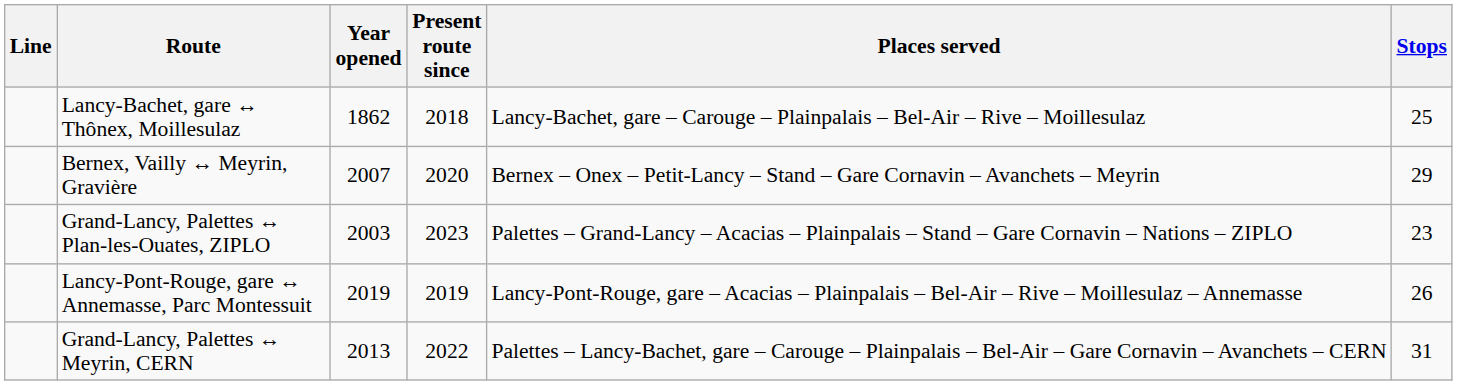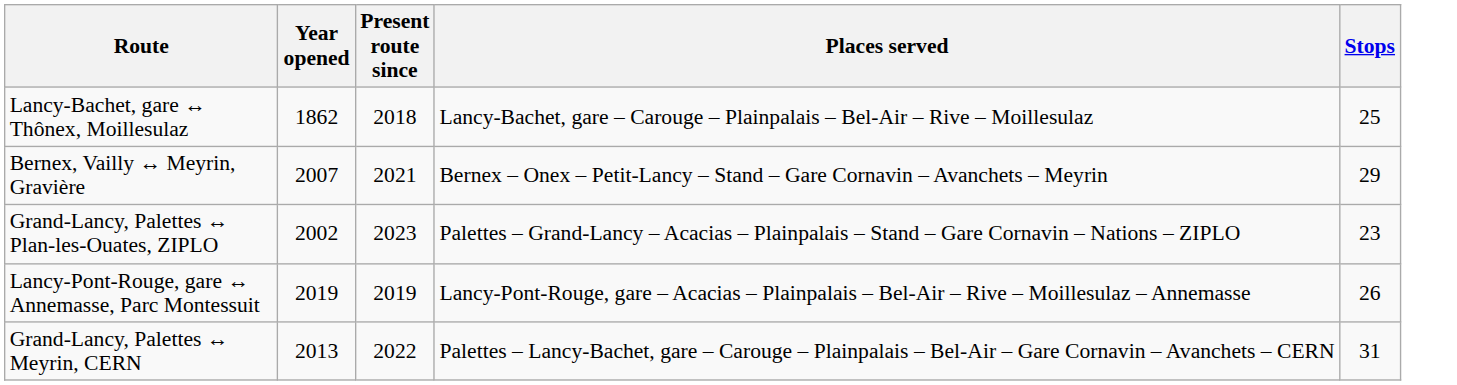- column: (31, 45)
(447, 175) 2020 -> (395, 175) 2021
(369, 233) 2003 -> (317, 233) 2002
